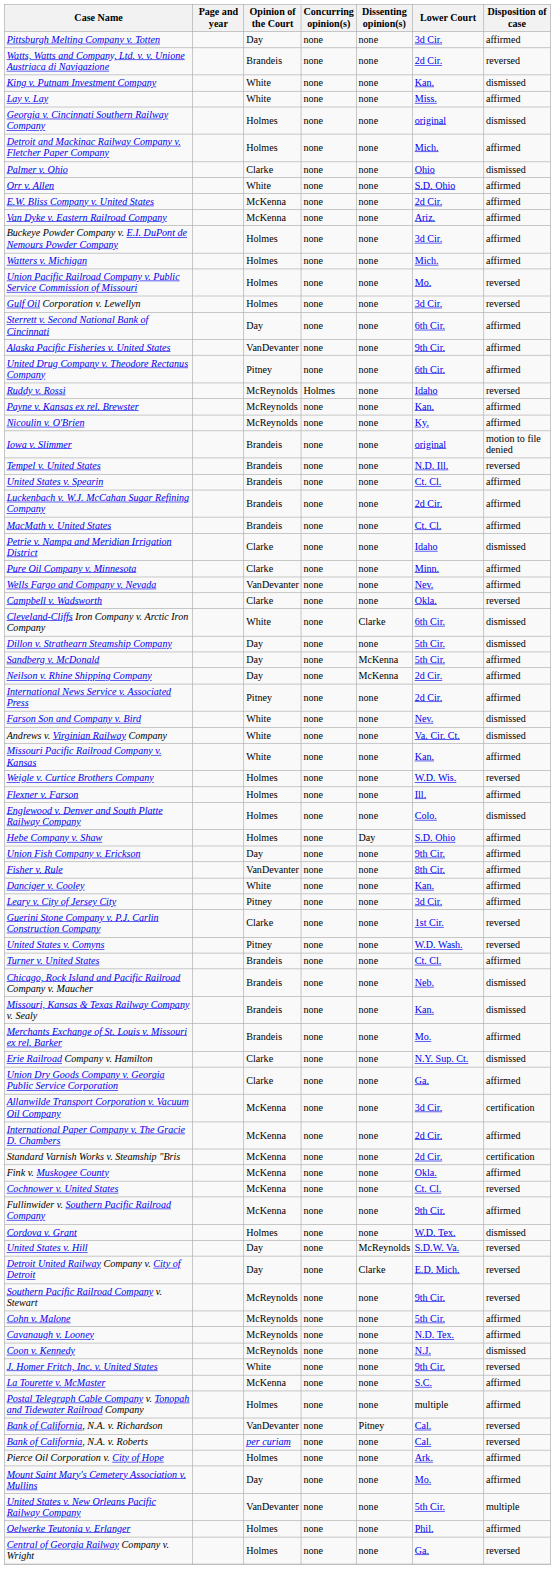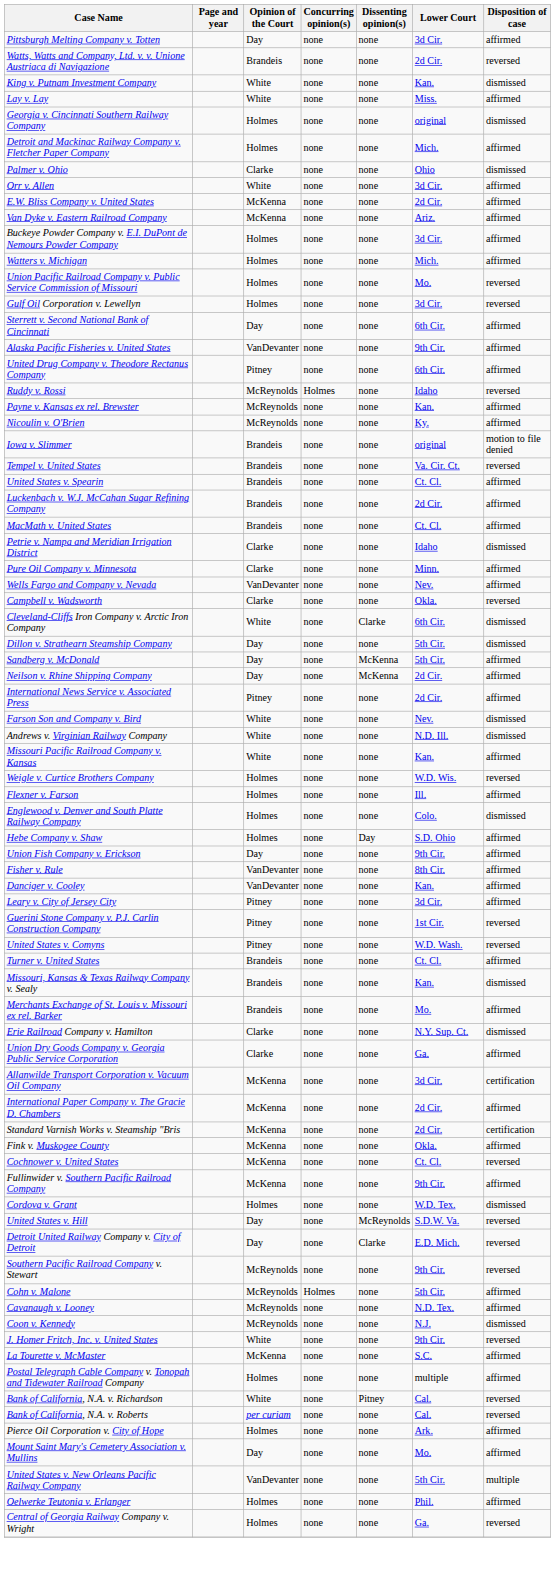(435, 185) S.D. Ohio -> (428, 185) 3d Cir.
(432, 466) N.D. Ill. -> (437, 466) Va. Cir. Ct.
(437, 735) Va. Cir. Ct. -> (432, 735) N.D. Ill.
(259, 885) White -> (273, 885) VanDevanter
(260, 923) Clarke -> (259, 923) Pitney
- row: (94, 982)
(313, 1319) none -> (319, 1291) Holmes
(273, 1426) VanDevanter -> (259, 1399) White
